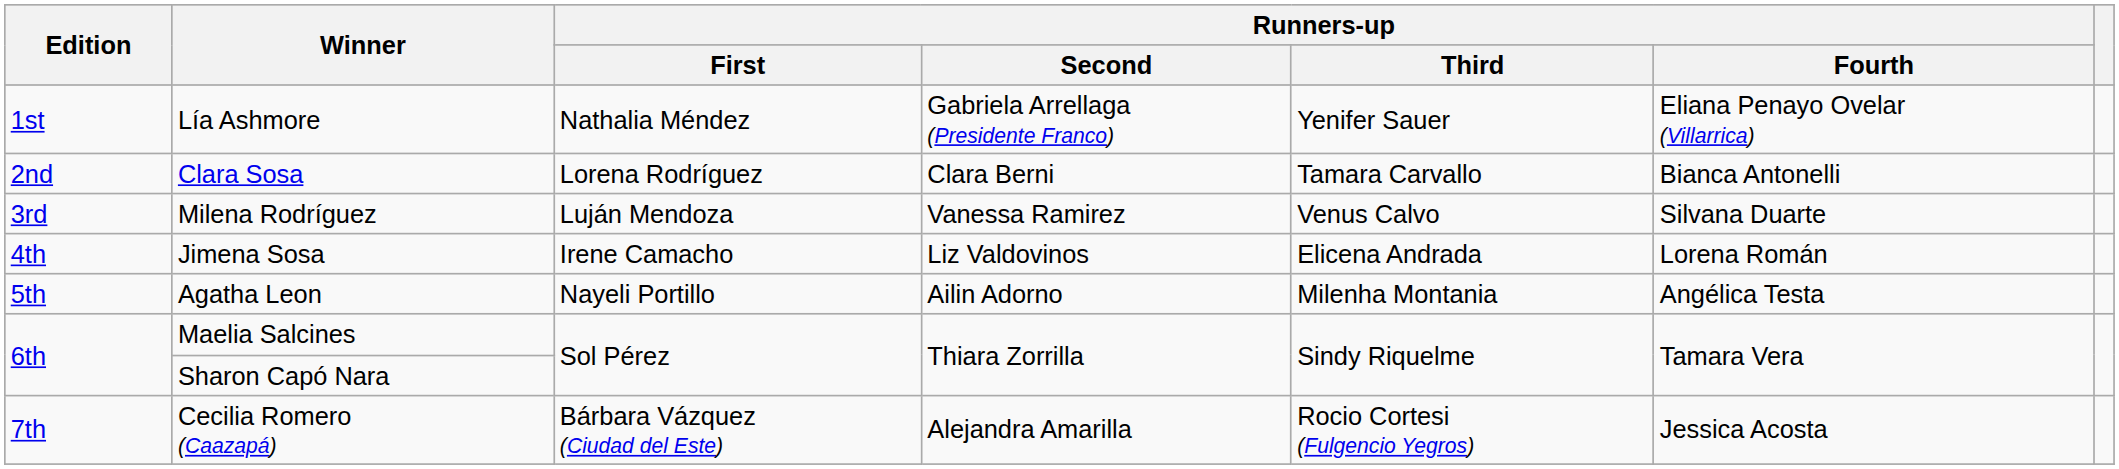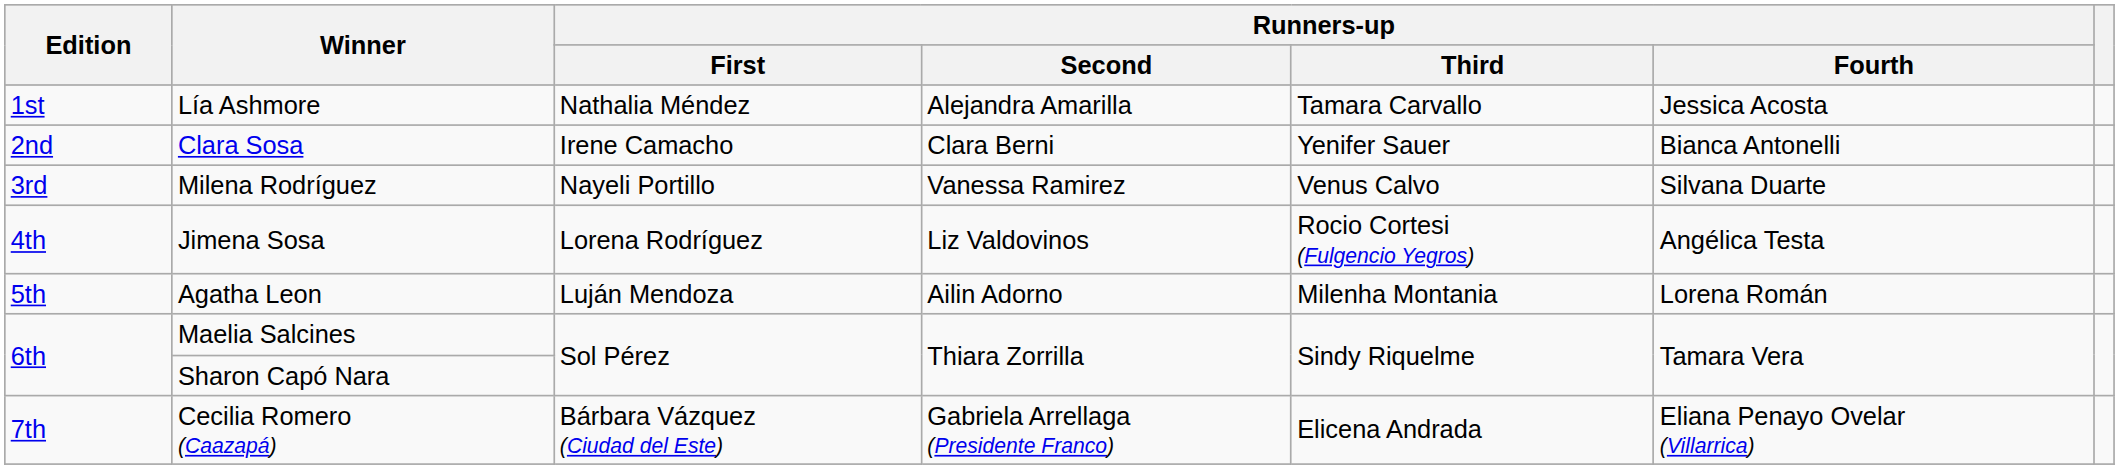(1029, 120) Gabriela Arrellaga (Presidente Franco) -> (1030, 105) Alejandra Amarilla
(1374, 120) Yenifer Sauer -> (1390, 105) Tamara Carvallo
(1782, 120) Eliana Penayo Ovelar (Villarrica) -> (1744, 105) Jessica Acosta
(661, 174) Lorena Rodríguez -> (647, 146) Irene Camacho
(1390, 174) Tamara Carvallo -> (1374, 146) Yenifer Sauer
(647, 214) Luján Mendoza -> (637, 186) Nayeli Portillo
(647, 254) Irene Camacho -> (661, 240) Lorena Rodríguez
(1390, 254) Elicena Andrada -> (1386, 240) Rocio Cortesi (Fulgencio Yegros)
(1744, 254) Lorena Román -> (1742, 240) Angélica Testa
(637, 295) Nayeli Portillo -> (647, 295) Luján Mendoza
(1742, 295) Angélica Testa -> (1744, 295) Lorena Román
(1030, 429) Alejandra Amarilla -> (1029, 429) Gabriela Arrellaga (Presidente Franco)
(1386, 429) Rocio Cortesi (Fulgencio Yegros) -> (1390, 429) Elicena Andrada
(1744, 429) Jessica Acosta -> (1782, 429) Eliana Penayo Ovelar (Villarrica)
